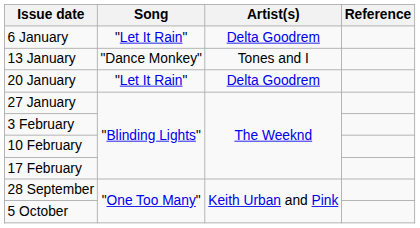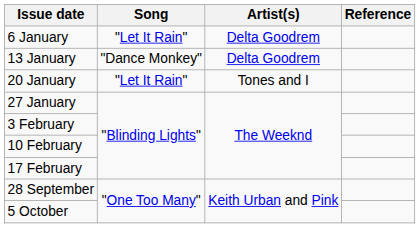(273, 59) Tones and I -> (273, 59) Delta Goodrem
(273, 80) Delta Goodrem -> (273, 80) Tones and I
